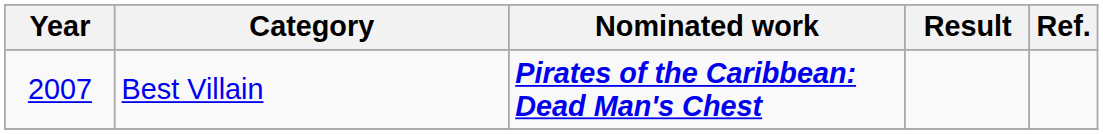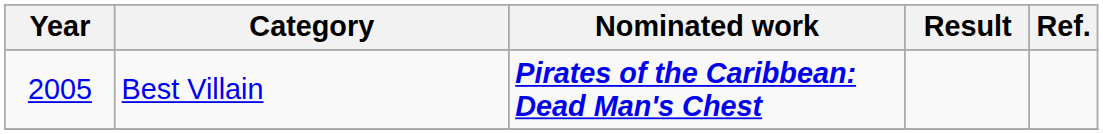(60, 89) 2007 -> (60, 89) 2005
